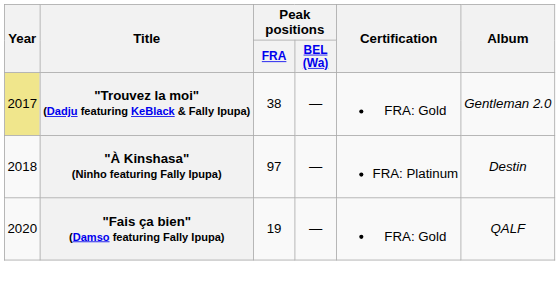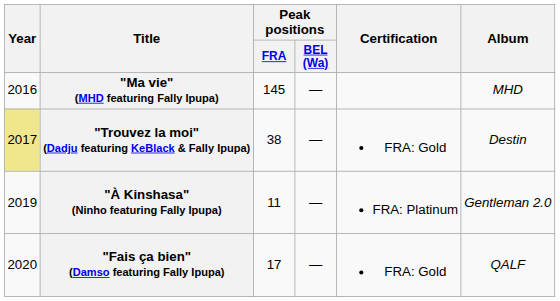+ row: (147, 90)
(508, 103) Gentleman 2.0 -> (508, 139) Destin
(22, 166) 2018 -> (22, 202) 2019
(274, 166) 97 -> (274, 202) 11
(508, 166) Destin -> (508, 202) Gentleman 2.0
(274, 229) 19 -> (274, 265) 17
